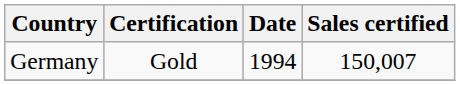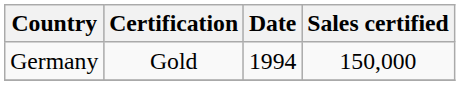(378, 60) 150,007 -> (378, 60) 150,000
